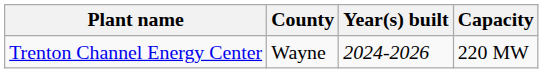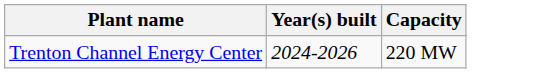- column: (303, 20)
